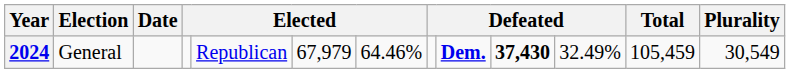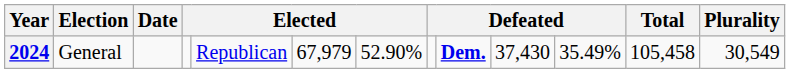(391, 52) 64.46% -> (391, 52) 52.90%
(522, 52) bold -> (522, 52) normal
(590, 52) 32.49% -> (590, 52) 35.49%
(663, 52) 105,459 -> (663, 52) 105,458
